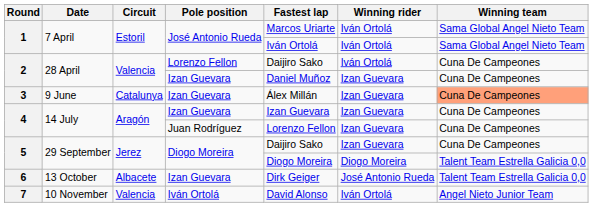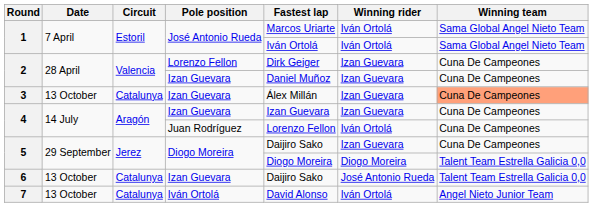(295, 62) Daijiro Sako -> (293, 62) Dirk Geiger
(366, 62) Iván Ortolá -> (372, 62) Izan Guevara
(61, 95) 9 June -> (71, 95) 13 October
(372, 128) Izan Guevara -> (366, 128) Iván Ortolá
(136, 177) Albacete -> (139, 177) Catalunya
(293, 177) Dirk Geiger -> (295, 177) Daijiro Sako
(76, 194) 10 November -> (71, 194) 13 October
(135, 194) Valencia -> (139, 194) Catalunya
